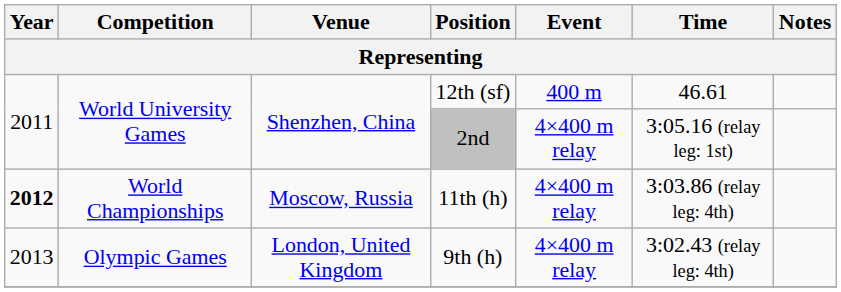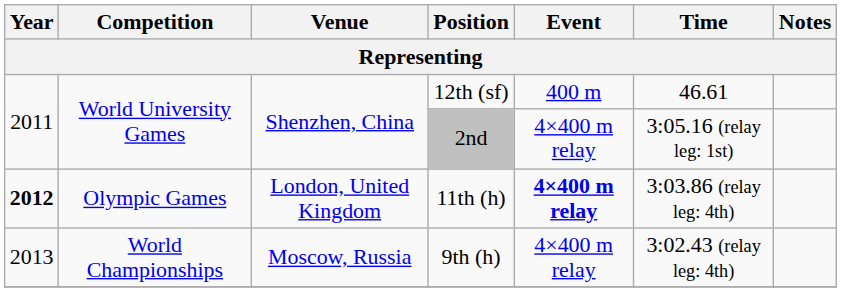(155, 197) World Championships -> (155, 197) Olympic Games
(341, 197) Moscow, Russia -> (340, 197) London, United Kingdom
(574, 197) normal -> (574, 197) bold
(155, 257) Olympic Games -> (155, 257) World Championships
(341, 257) London, United Kingdom -> (340, 257) Moscow, Russia
